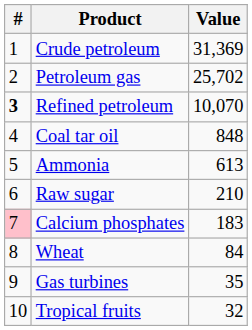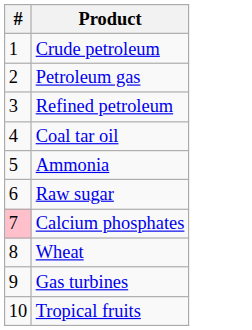- column: (218, 19)
(13, 106) bold -> (13, 106) normal
